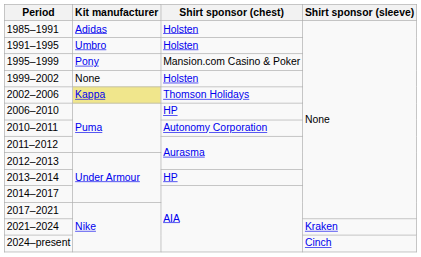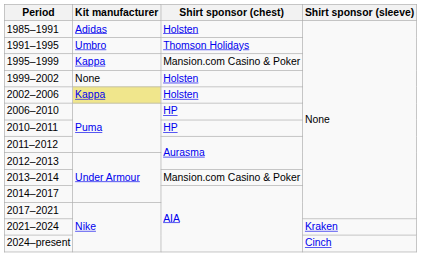(181, 45) Holsten -> (206, 45) Thomson Holidays
(87, 62) Pony -> (90, 62) Kappa
(206, 95) Thomson Holidays -> (181, 95) Holsten
(215, 128) Autonomy Corporation -> (170, 128) HP
(170, 177) HP -> (232, 177) Mansion.com Casino & Poker
